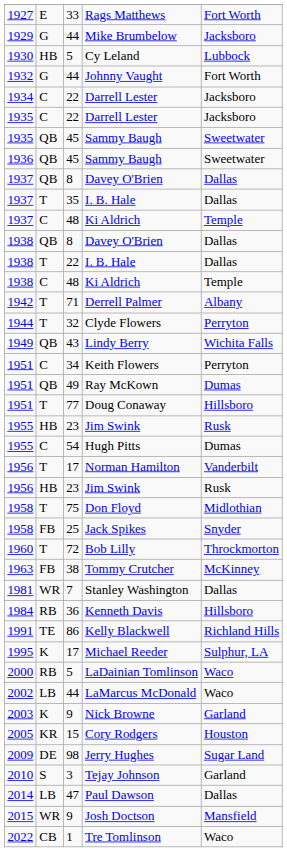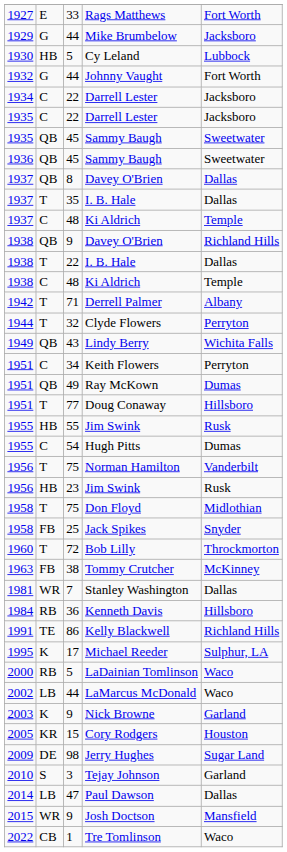(69, 240) 8 -> (69, 240) 9
(221, 240) Dallas -> (242, 240) Richland Hills
(73, 425) 23 -> (73, 425) 55
(73, 466) 17 -> (73, 466) 75
